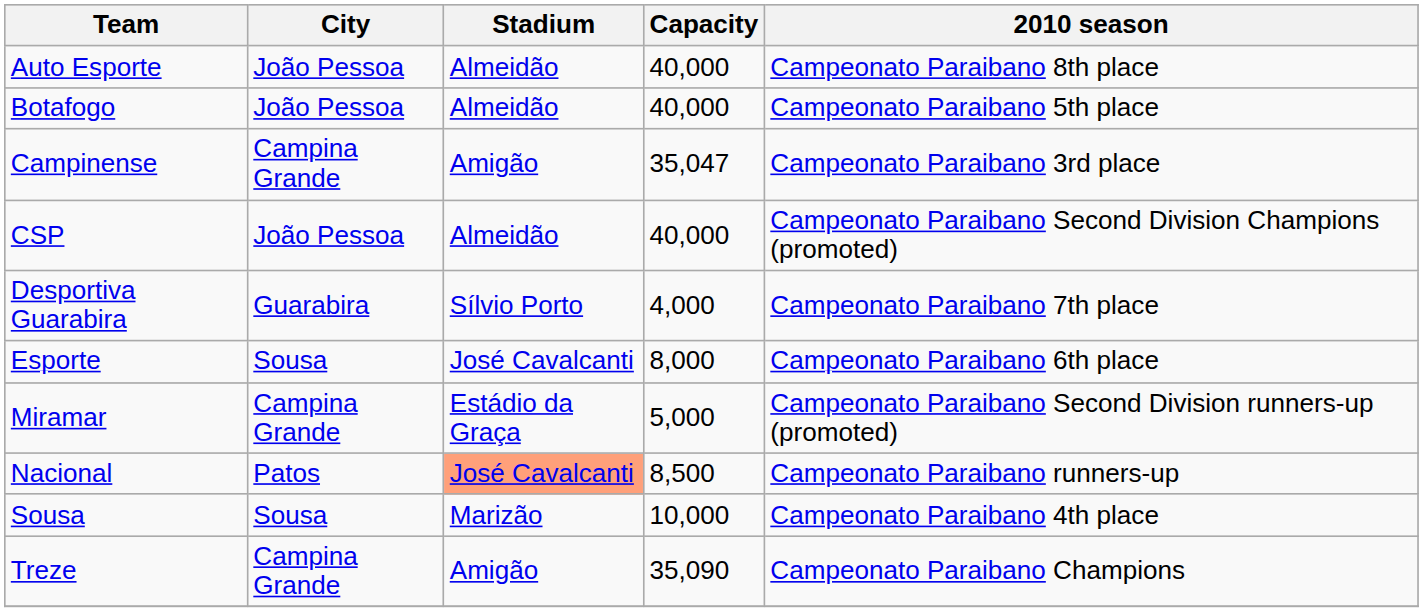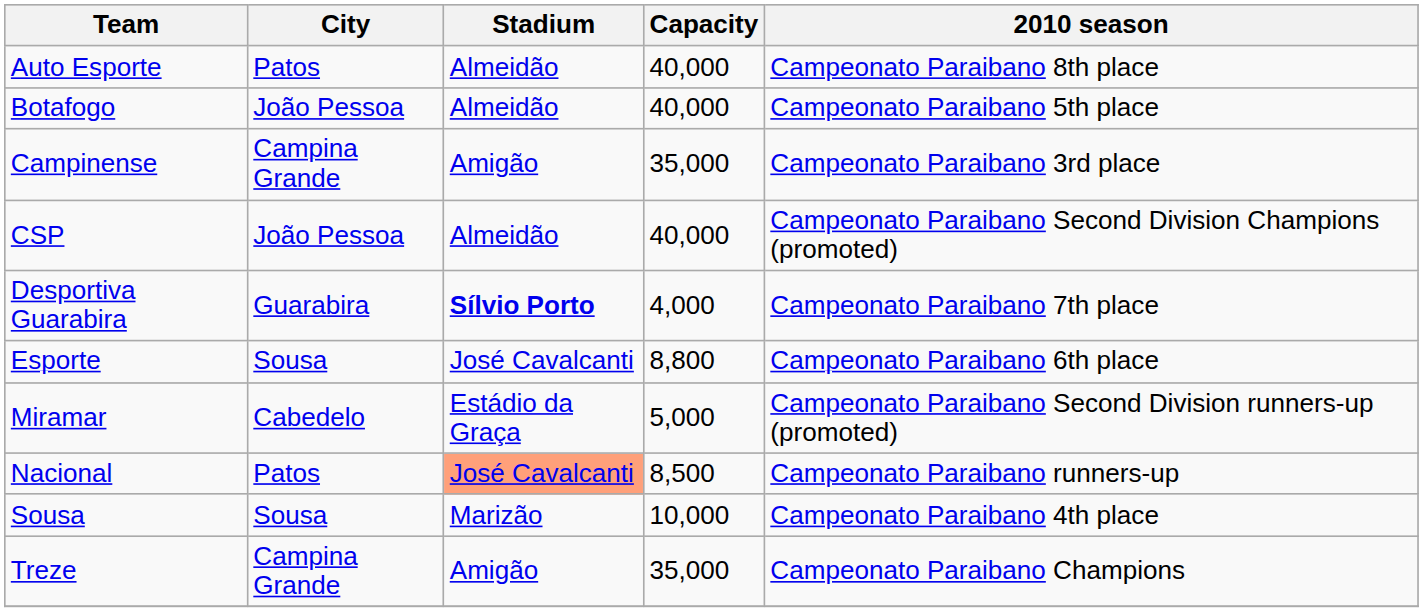(329, 66) João Pessoa -> (287, 66) Patos
(689, 163) 35,047 -> (689, 163) 35,000
(516, 305) normal -> (522, 305) bold
(682, 361) 8,000 -> (682, 361) 8,800
(305, 417) Campina Grande -> (309, 417) Cabedelo
(689, 570) 35,090 -> (689, 570) 35,000
